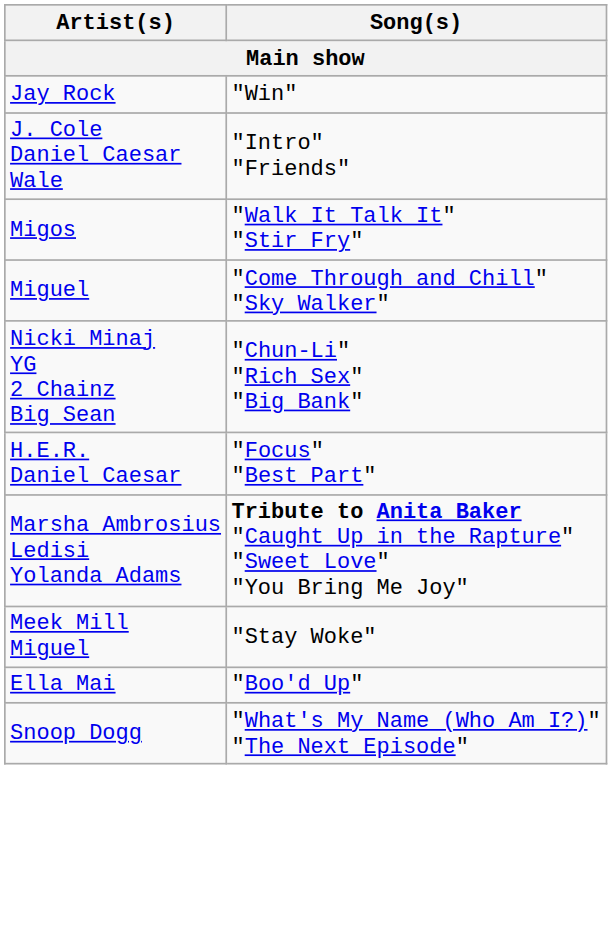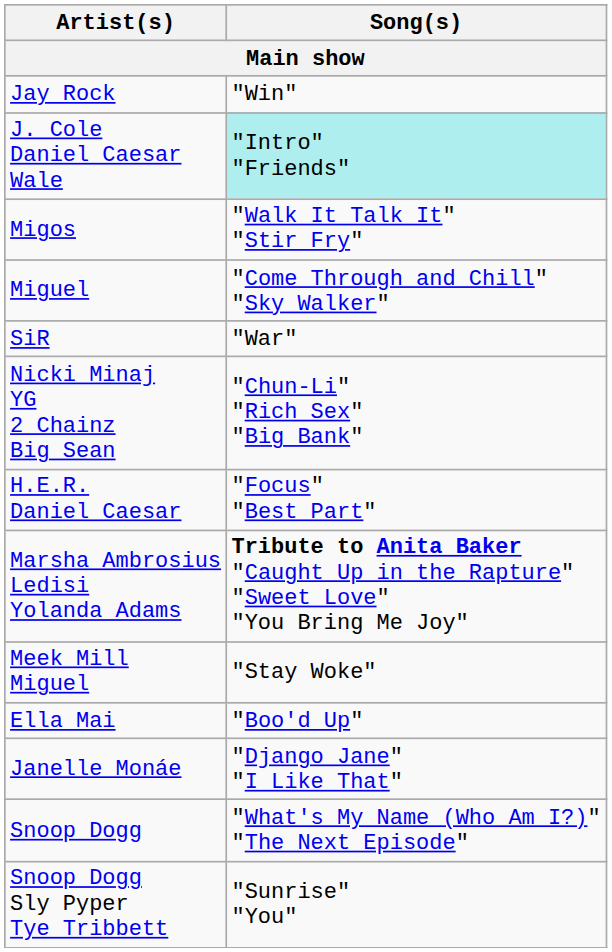(291, 156) no background -> (291, 156) paleturquoise background
+ row: (30, 339)
+ row: (96, 769)
+ row: (89, 904)
